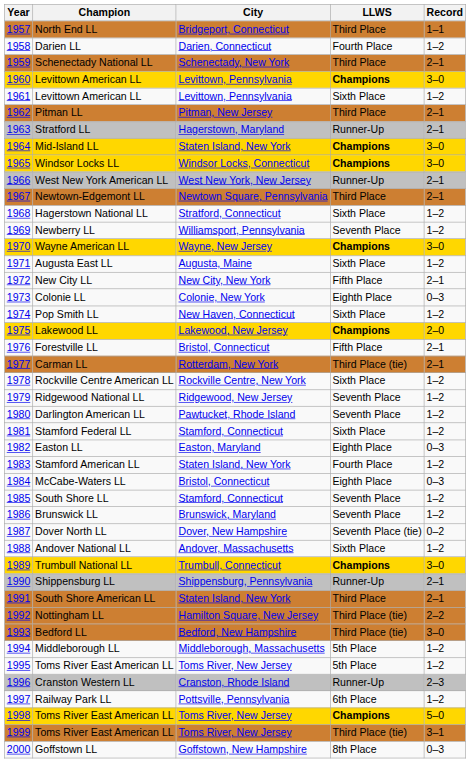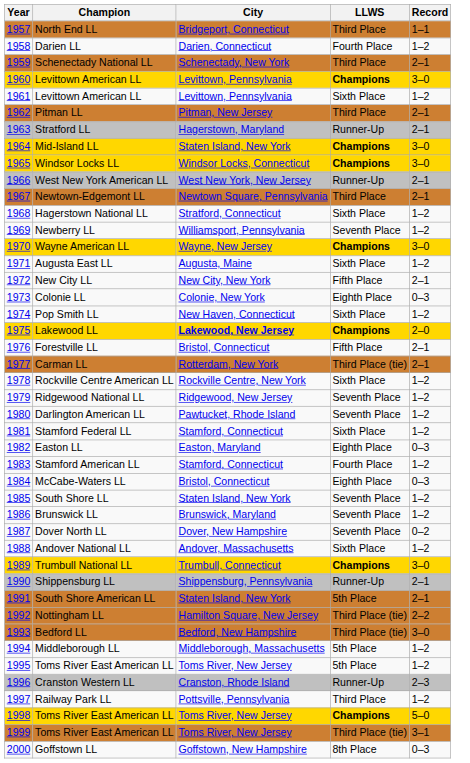(233, 331) normal -> (236, 331) bold
(235, 465) Staten Island, New York -> (231, 465) Stamford, Connecticut
(231, 498) Stamford, Connecticut -> (235, 498) Staten Island, New York
(377, 532) Seventh Place (tie) -> (367, 532) Seventh Place
(359, 599) Third Place -> (354, 599) 5th Place
(354, 699) 6th Place -> (359, 699) Third Place
